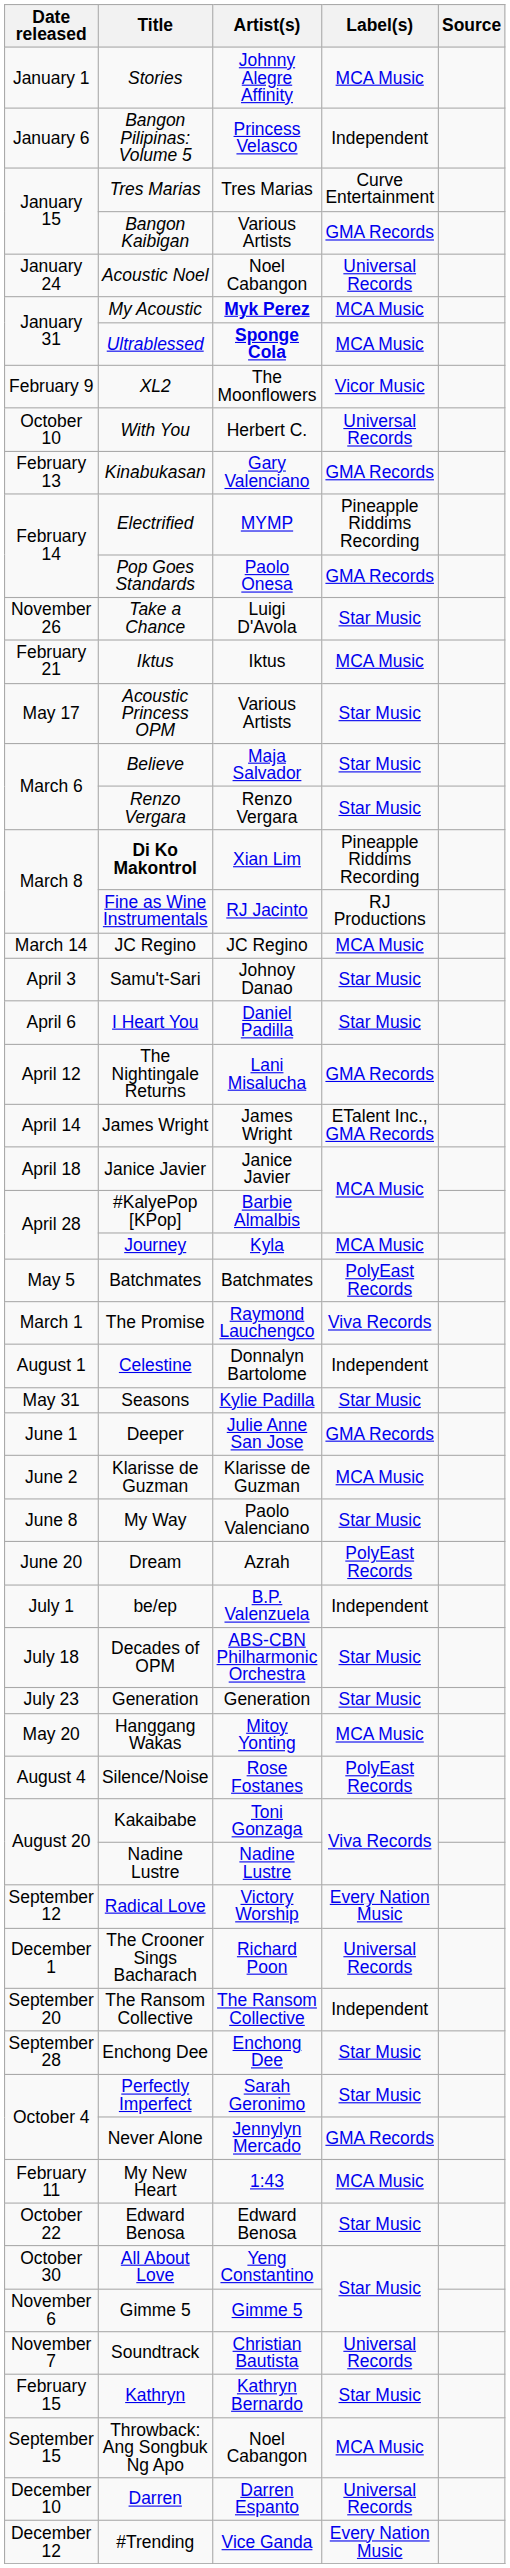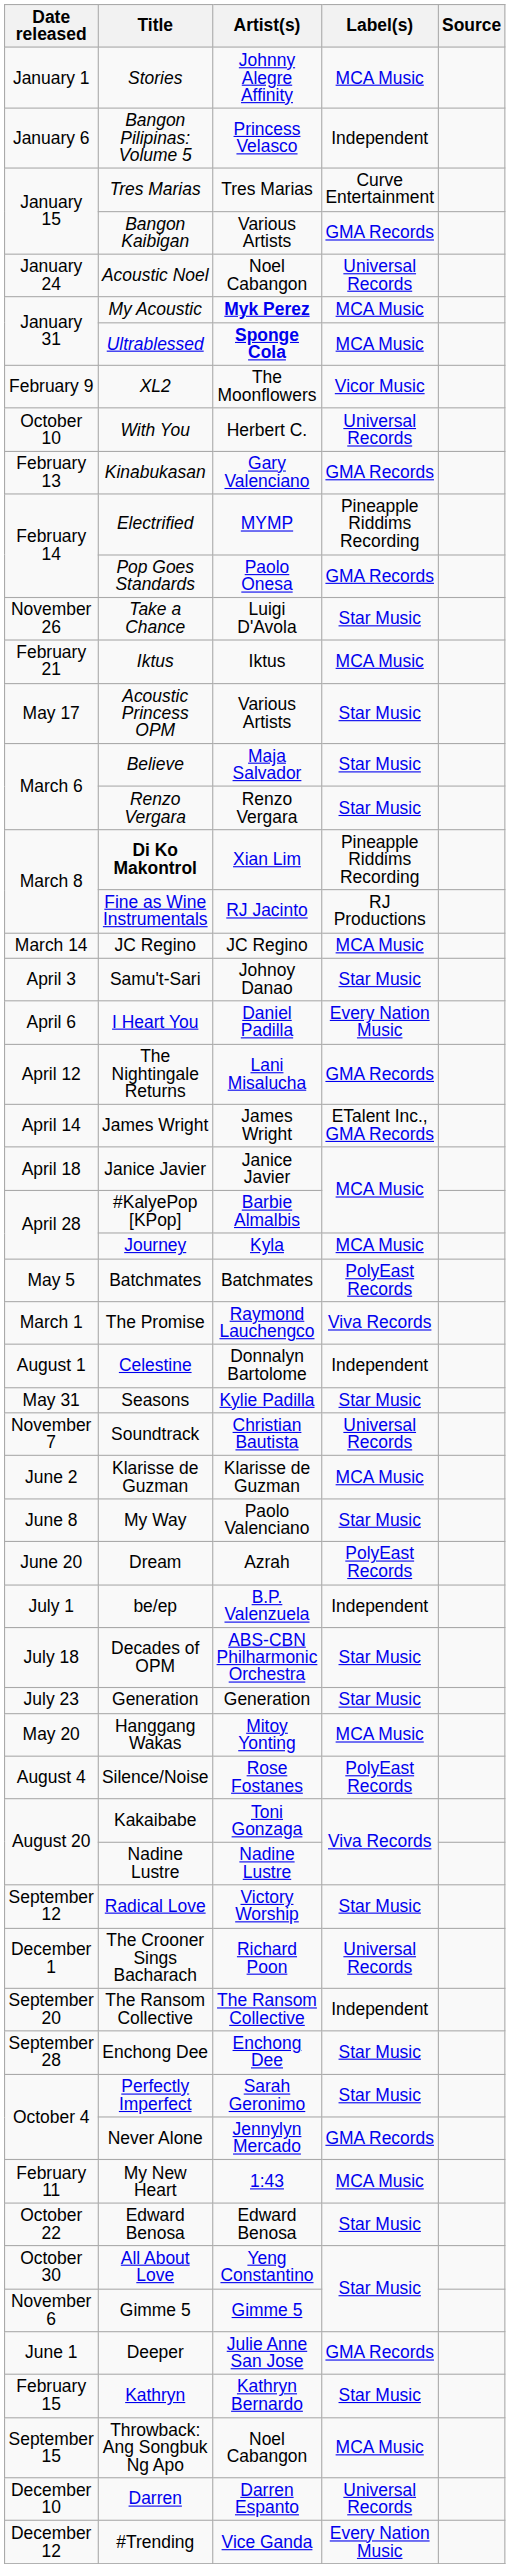(380, 1022) Star Music -> (380, 1022) Every Nation Music
rows swapped: (155, 1434) <-> (155, 2352)
(380, 1906) Every Nation Music -> (380, 1906) Star Music
